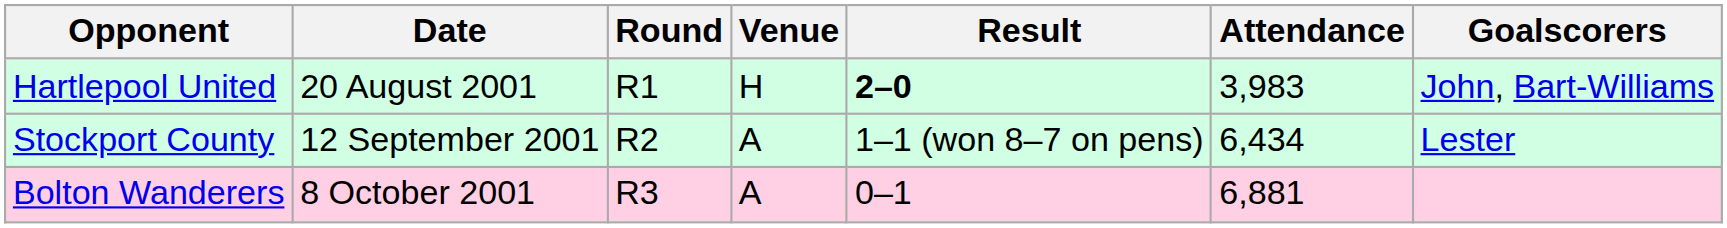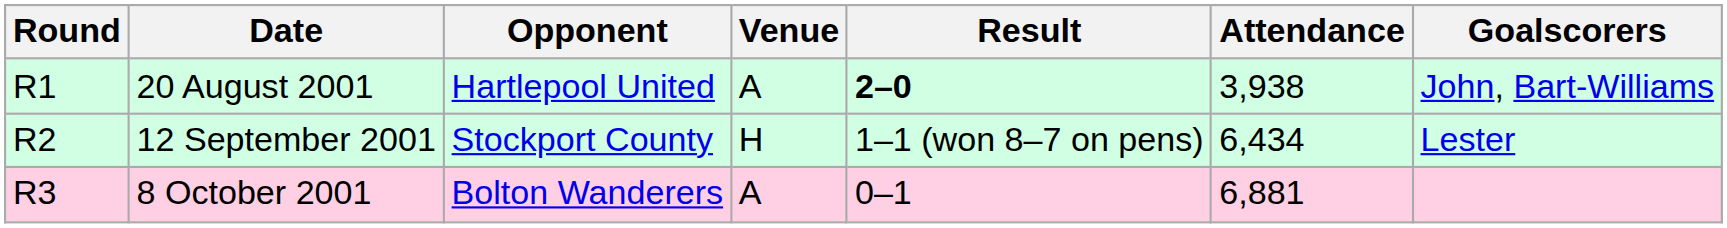columns swapped: (669, 31) <-> (149, 31)
(751, 85) H -> (750, 85) A
(1262, 85) 3,983 -> (1262, 85) 3,938
(750, 139) A -> (751, 139) H
